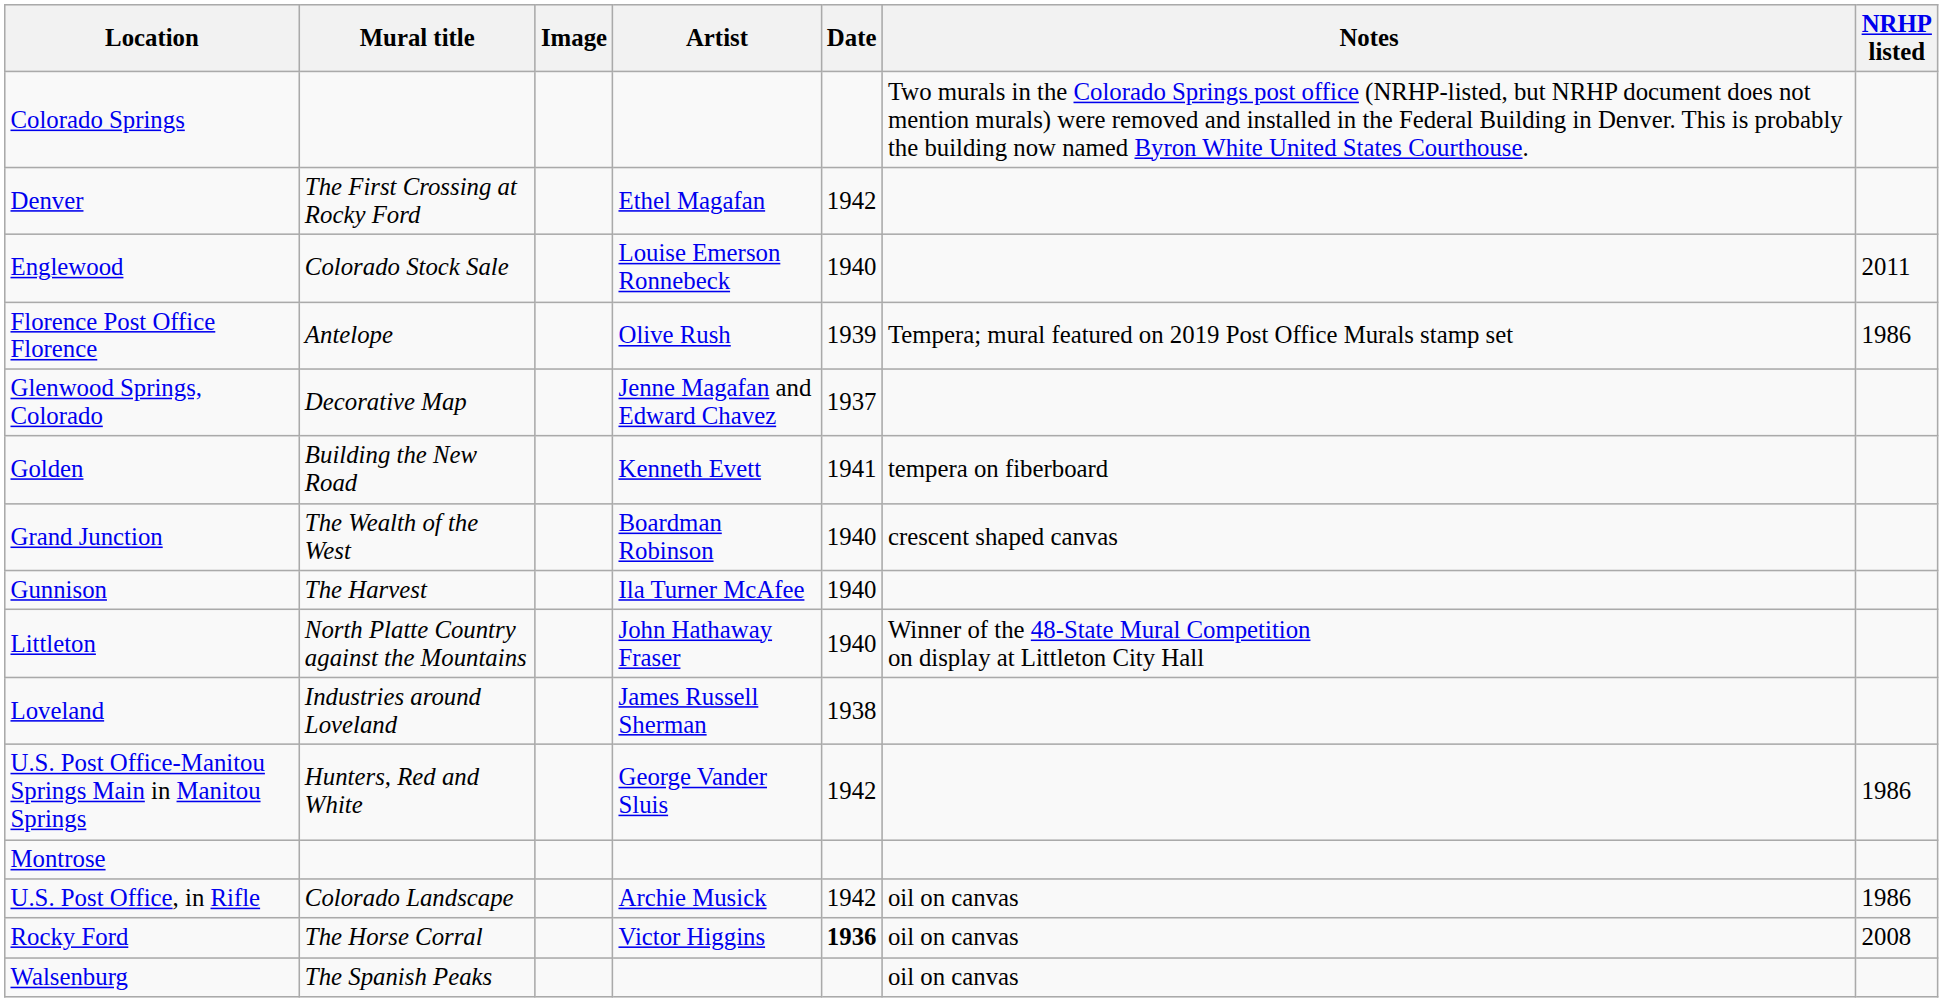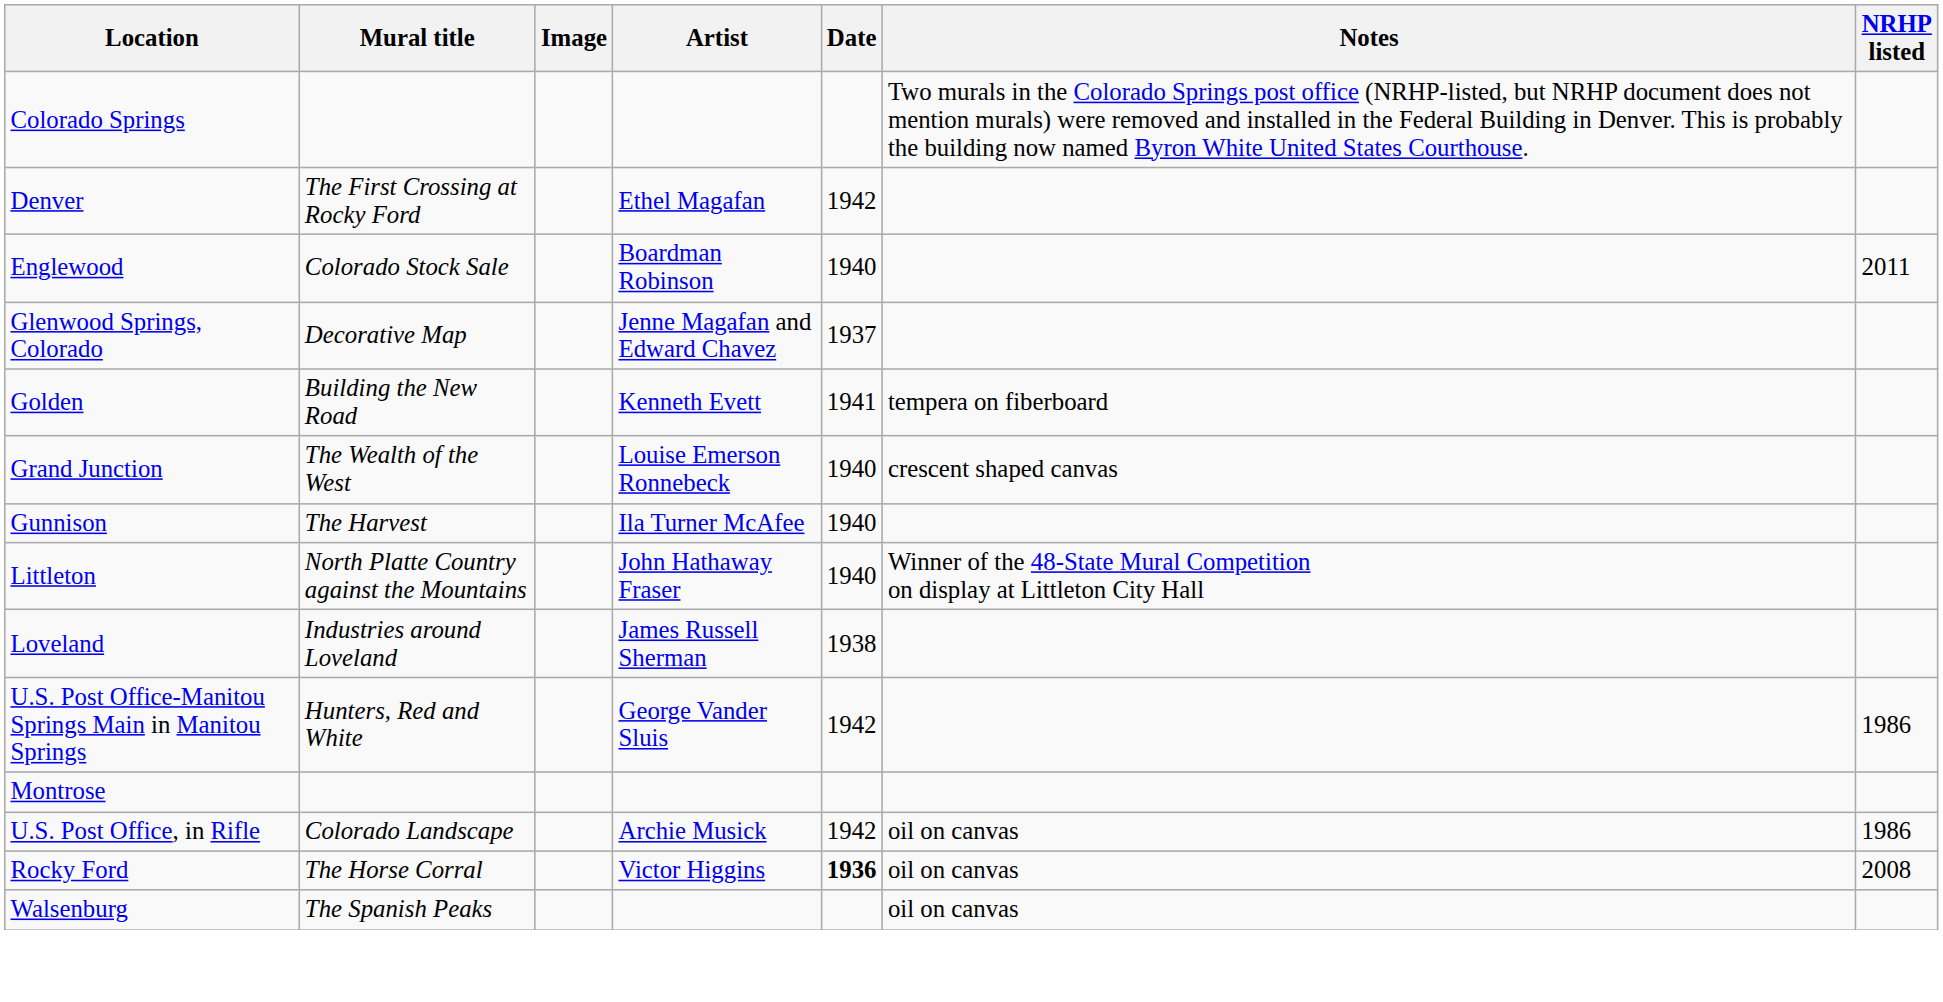(699, 267) Louise Emerson Ronnebeck -> (670, 267) Boardman Robinson
- row: (113, 334)
(670, 536) Boardman Robinson -> (699, 469) Louise Emerson Ronnebeck
